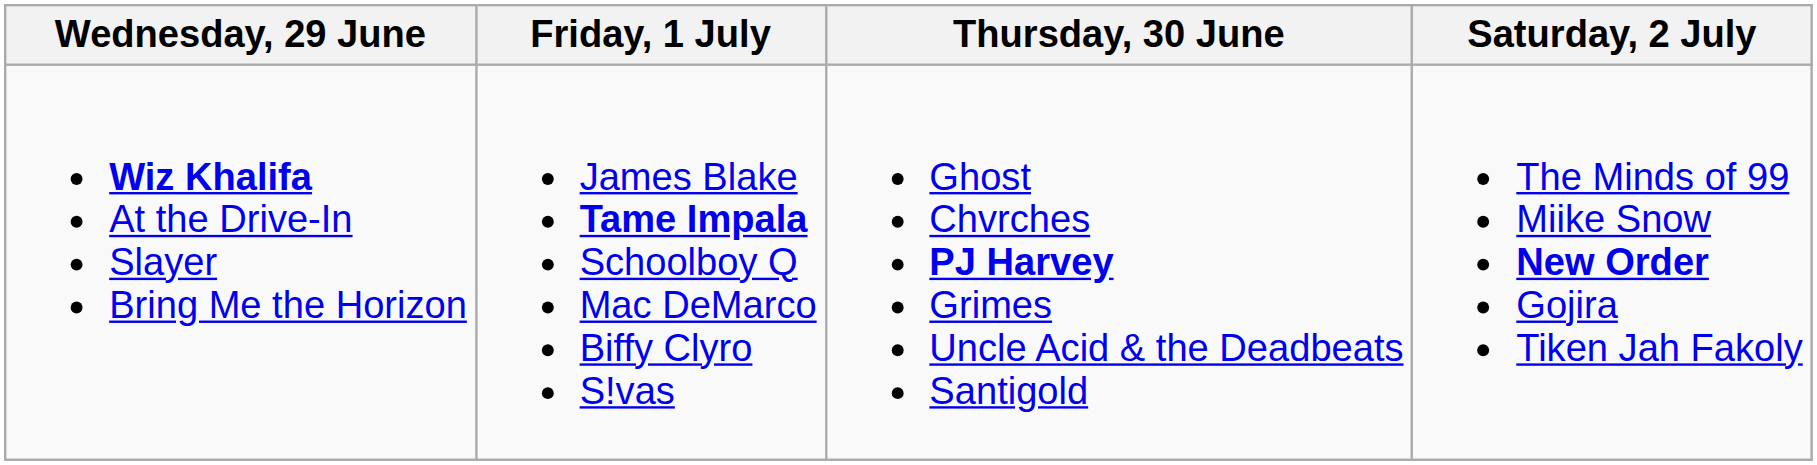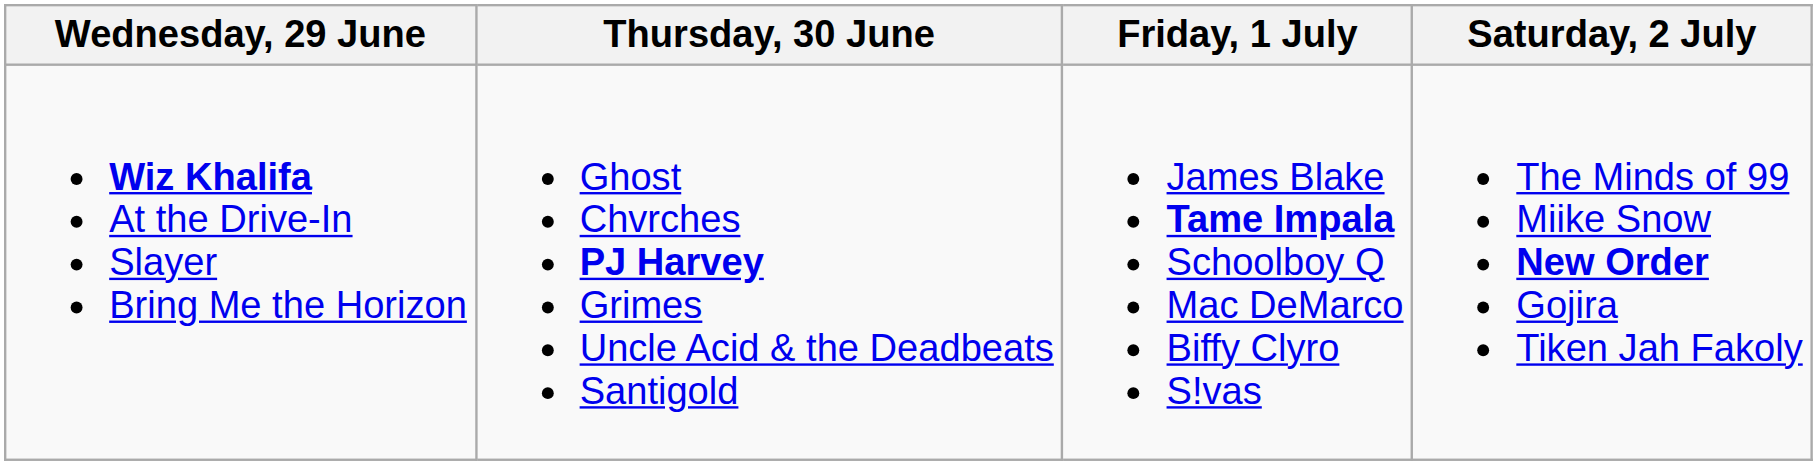columns swapped: (1119, 34) <-> (651, 34)
